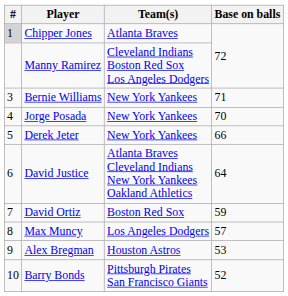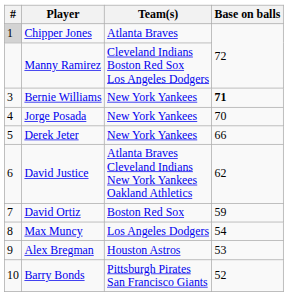(220, 97) normal -> (220, 97) bold
(220, 174) 64 -> (220, 174) 62
(220, 231) 57 -> (220, 231) 54
